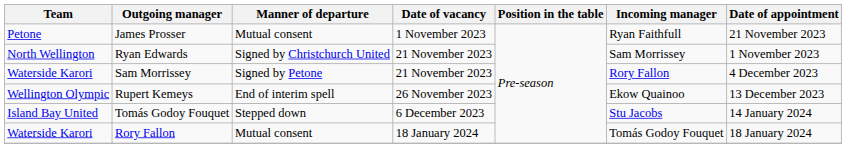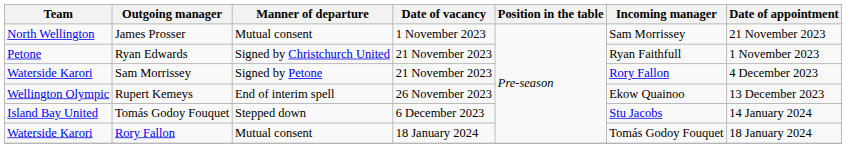(24, 34) Petone -> (51, 34) North Wellington
(645, 34) Ryan Faithfull -> (647, 34) Sam Morrissey
(51, 53) North Wellington -> (24, 53) Petone
(647, 53) Sam Morrissey -> (645, 53) Ryan Faithfull
